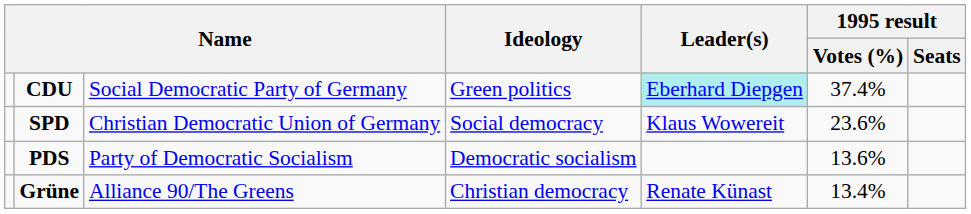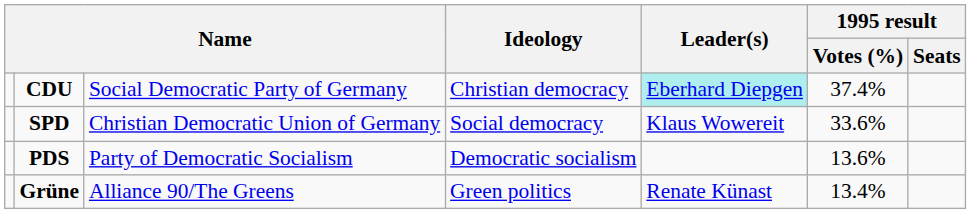(511, 89) Green politics -> (539, 89) Christian democracy
(858, 123) 23.6% -> (858, 123) 33.6%
(539, 191) Christian democracy -> (511, 191) Green politics
